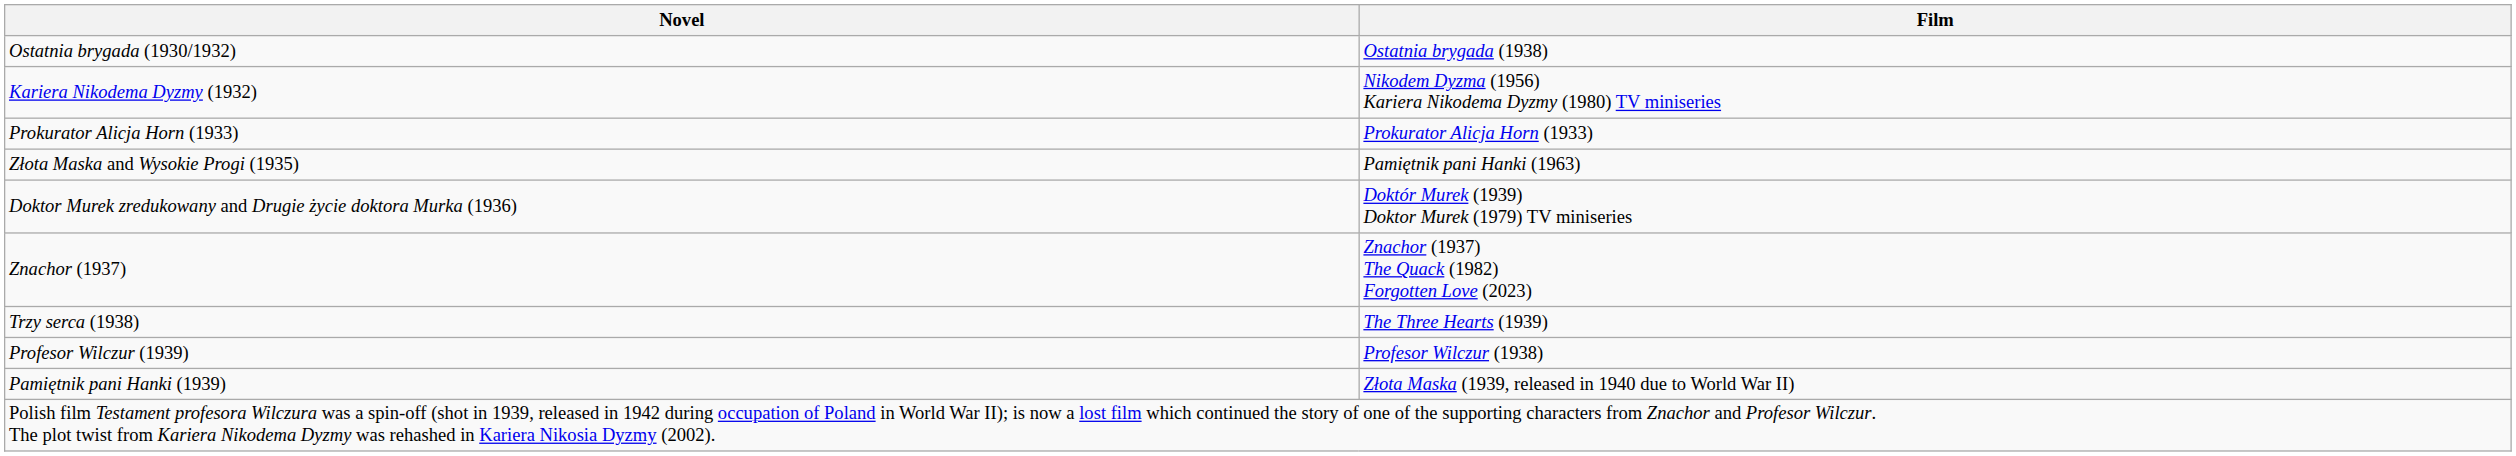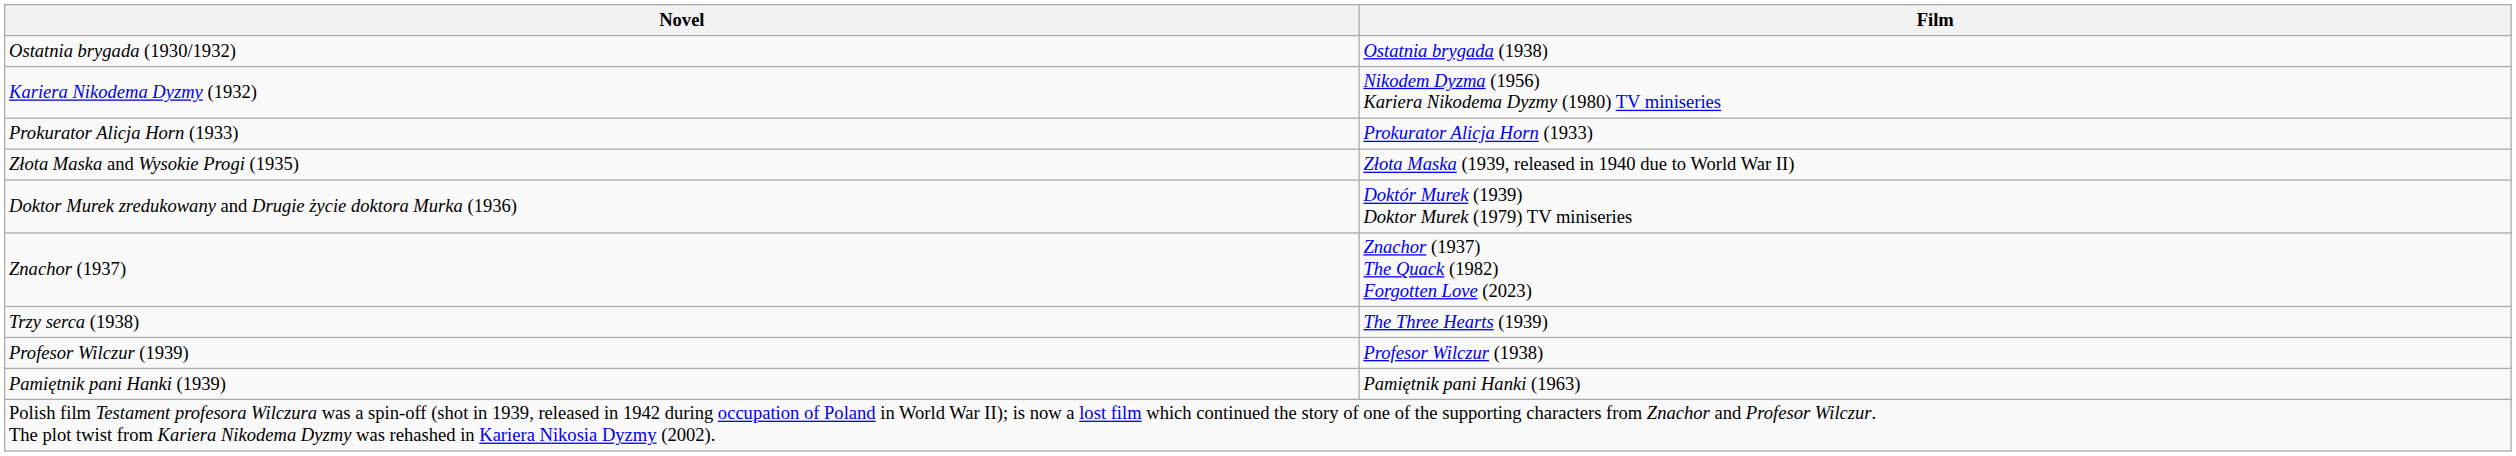(1472, 164) Pamiętnik pani Hanki (1963) -> (1579, 164) Złota Maska (1939, released in 1940 due to World War II)
(1579, 383) Złota Maska (1939, released in 1940 due to World War II) -> (1472, 383) Pamiętnik pani Hanki (1963)
